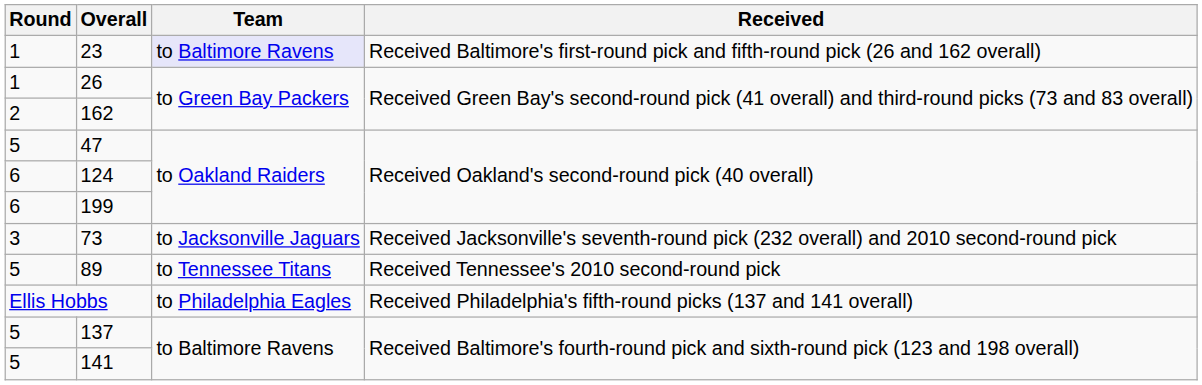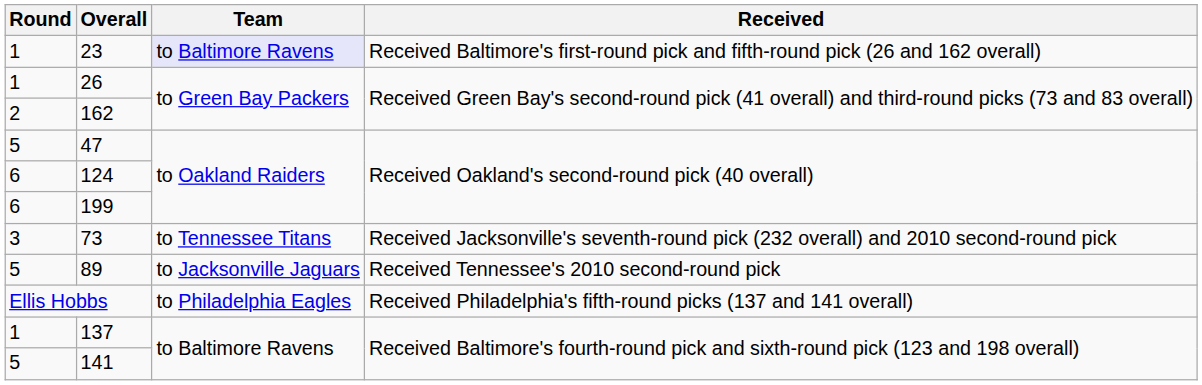(258, 238) to Jacksonville Jaguars -> (244, 238) to Tennessee Titans
(244, 269) to Tennessee Titans -> (258, 269) to Jacksonville Jaguars
(15, 332) 5 -> (15, 332) 1
